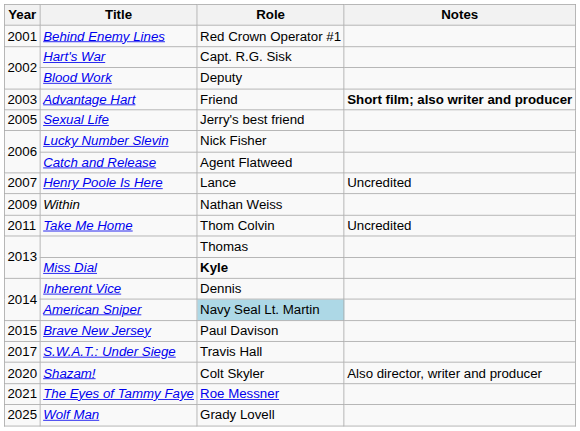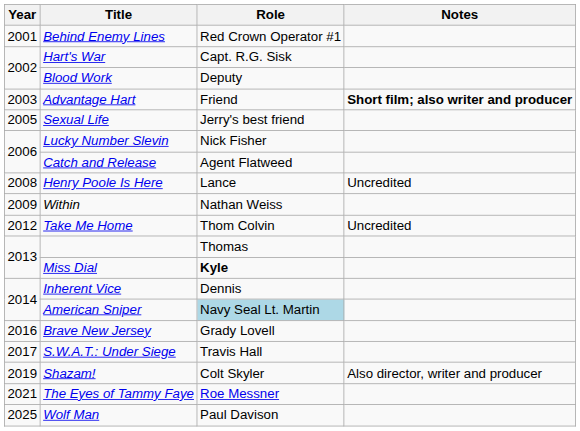(22, 183) 2007 -> (22, 183) 2008
(22, 225) 2011 -> (22, 225) 2012
(22, 330) 2015 -> (22, 330) 2016
(239, 330) Paul Davison -> (237, 330) Grady Lovell
(22, 373) 2020 -> (22, 373) 2019
(237, 415) Grady Lovell -> (239, 415) Paul Davison
